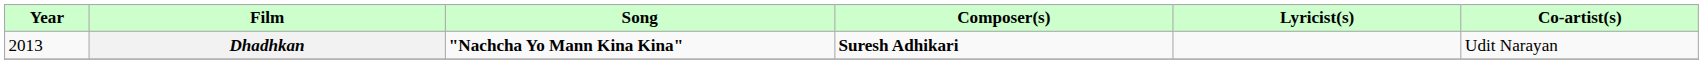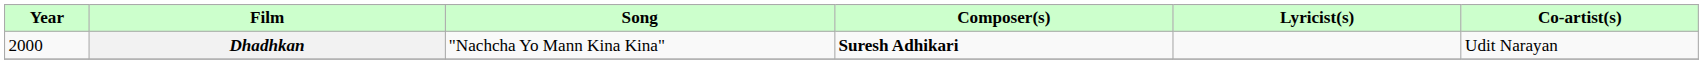(26, 45) 2013 -> (26, 45) 2000
(566, 45) bold -> (557, 45) normal
